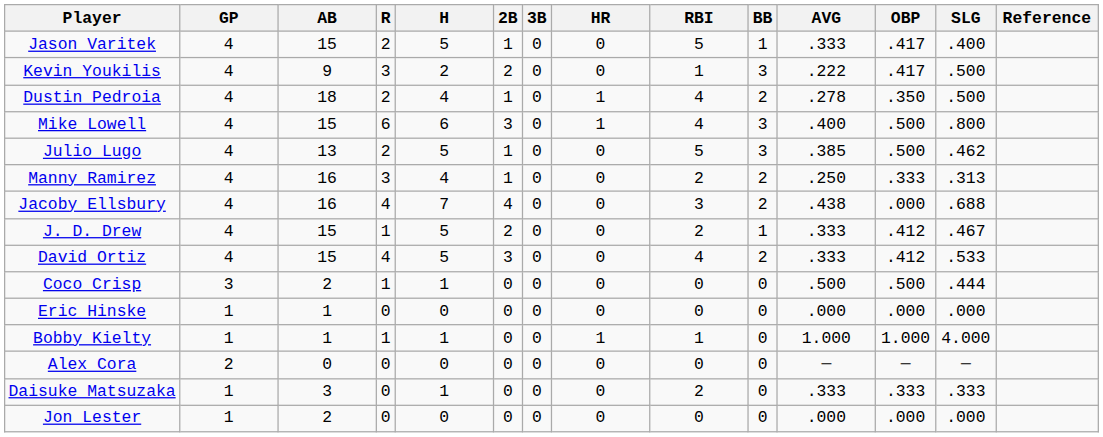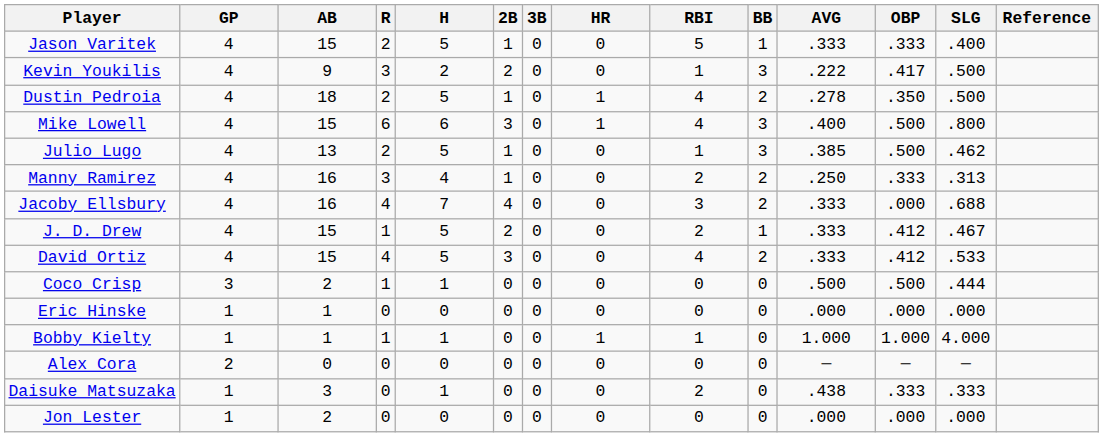(906, 45) .417 -> (906, 45) .333
(444, 98) 4 -> (444, 98) 5
(699, 151) 5 -> (699, 151) 1
(826, 205) .438 -> (826, 205) .333
(826, 392) .333 -> (826, 392) .438
